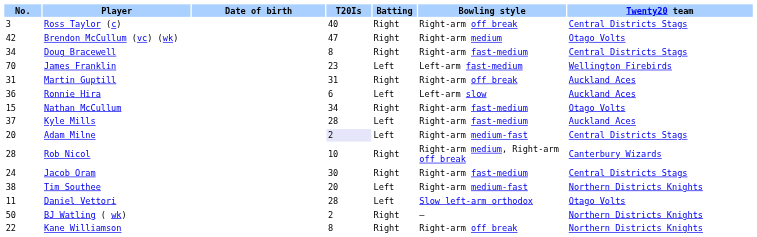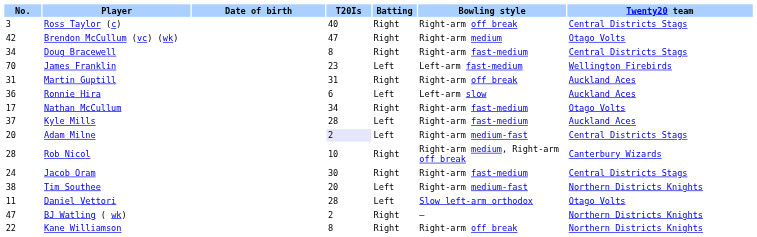(11, 108) 15 -> (11, 108) 17
(11, 215) 50 -> (11, 215) 47
